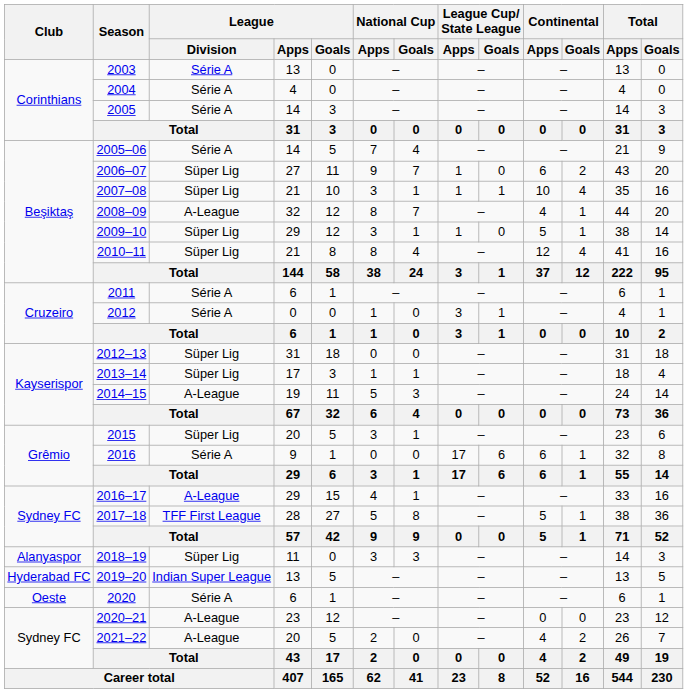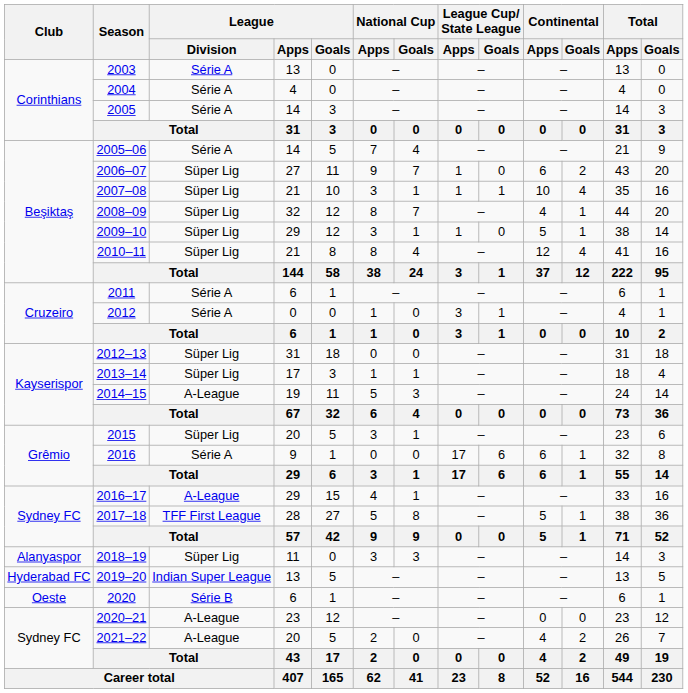(212, 211) A-League -> (212, 211) Süper Lig
(212, 597) Série A -> (212, 597) Série B
